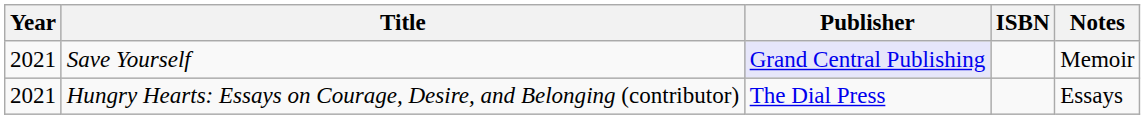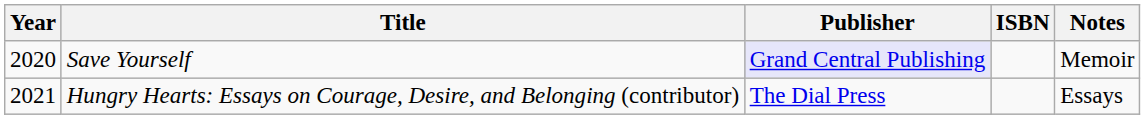(33, 59) 2021 -> (33, 59) 2020
